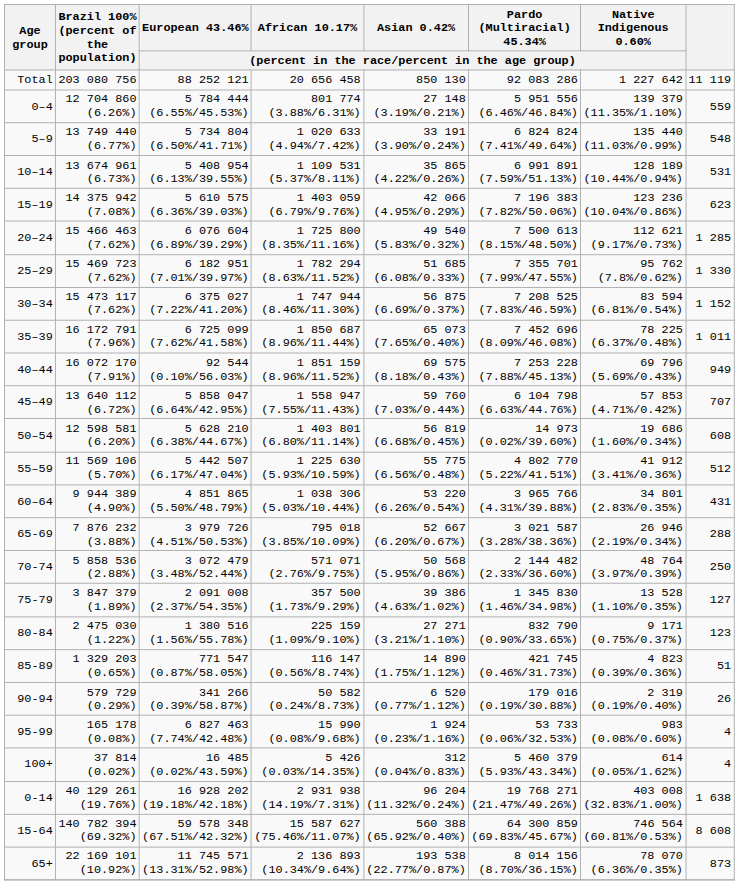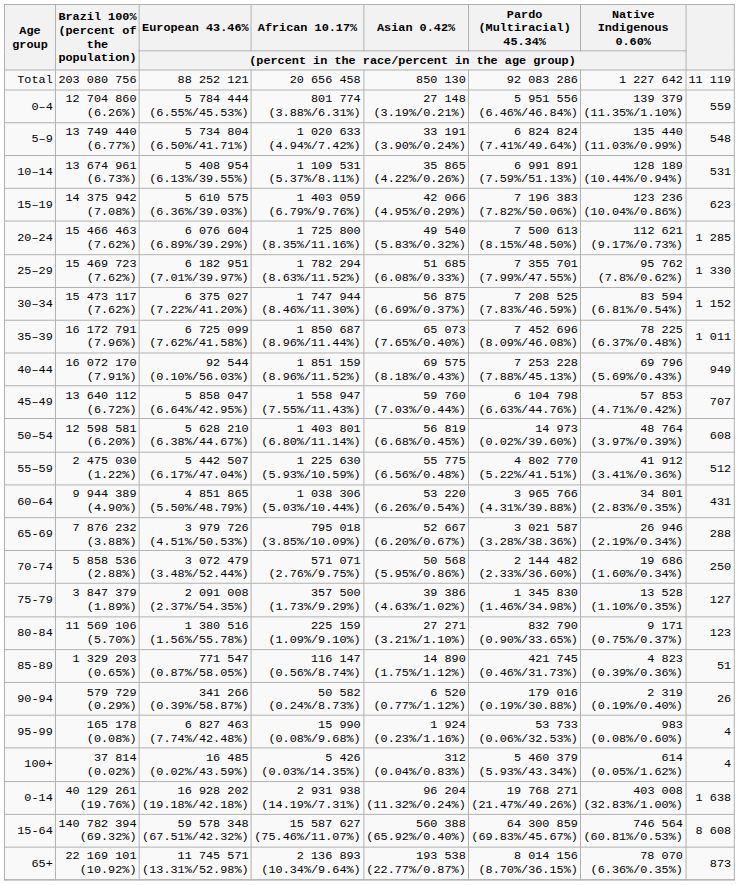(637, 435) 19 686 (1.60%/0.34%) -> (637, 435) 48 764 (3.97%/0.39%)
(101, 468) 11 569 106 (5.70%) -> (105, 468) 2 475 030 (1.22%)
(637, 567) 48 764 (3.97%/0.39%) -> (637, 567) 19 686 (1.60%/0.34%)
(105, 633) 2 475 030 (1.22%) -> (101, 633) 11 569 106 (5.70%)
